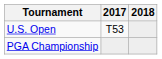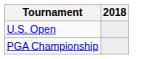- column: (115, 13)
